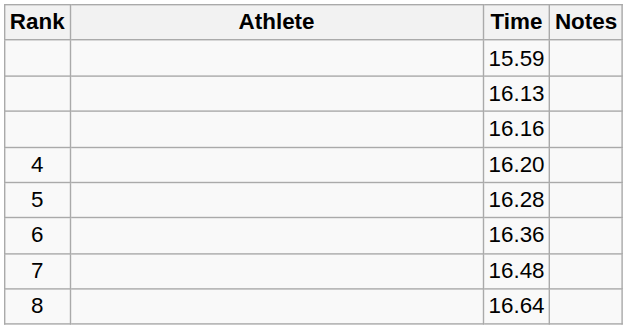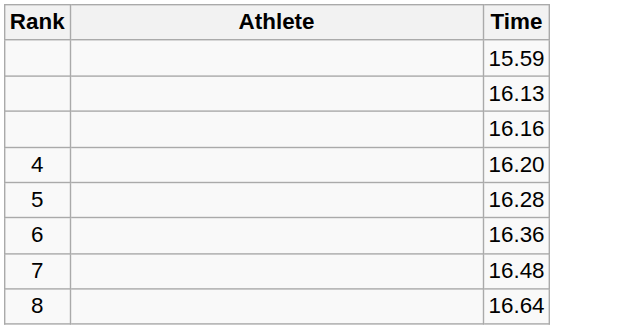- column: (586, 22)
